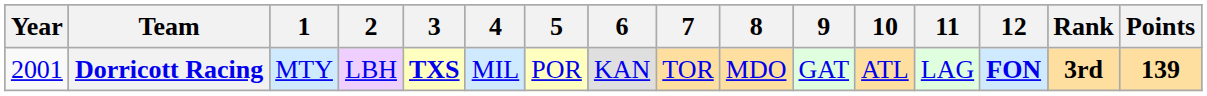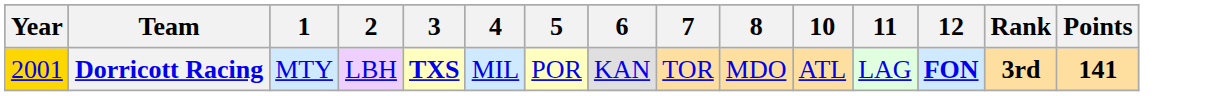- column: (824, 26)
(37, 68) no background -> (37, 68) gold background
(1161, 68) 139 -> (1098, 68) 141
